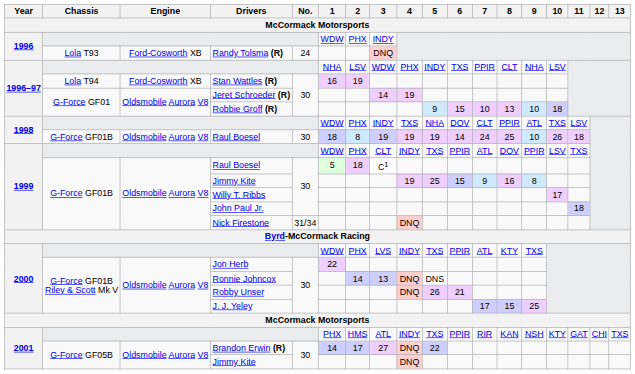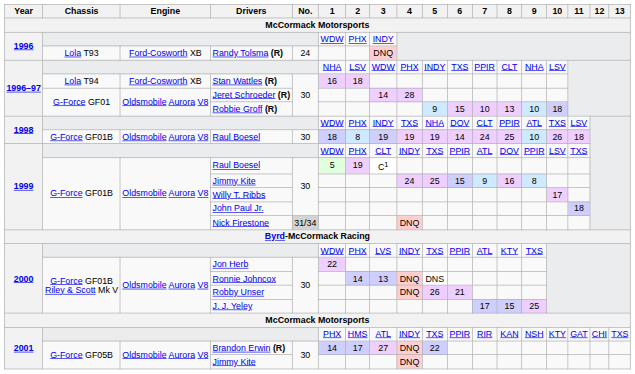(358, 81) 19 -> (358, 81) 18
(409, 94) 19 -> (409, 94) 28
(358, 165) 18 -> (358, 165) 19
(409, 180) 19 -> (409, 180) 24
(305, 222) no background -> (305, 222) lightgrey background
